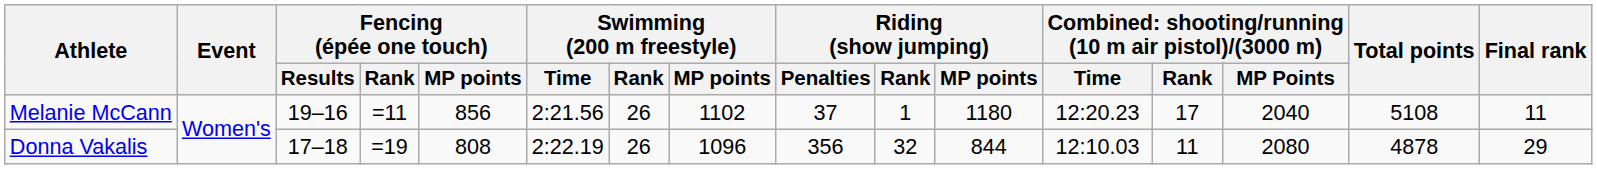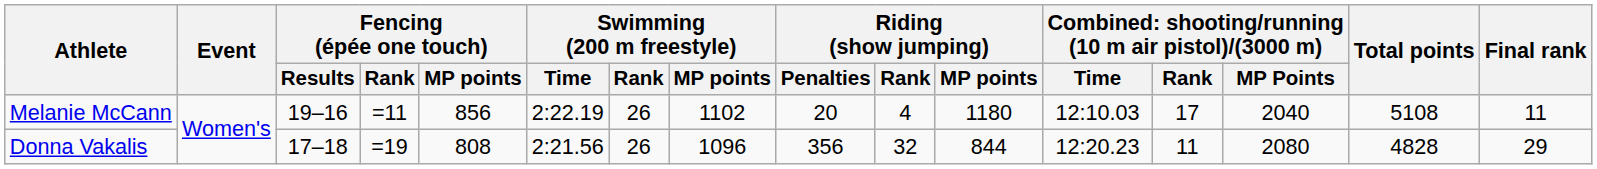(568, 113) 2:21.56 -> (568, 113) 2:22.19
(826, 113) 37 -> (826, 113) 20
(905, 113) 1 -> (905, 113) 4
(1097, 113) 12:20.23 -> (1097, 113) 12:10.03
(568, 147) 2:22.19 -> (568, 147) 2:21.56
(1097, 147) 12:10.03 -> (1097, 147) 12:20.23
(1414, 147) 4878 -> (1414, 147) 4828
